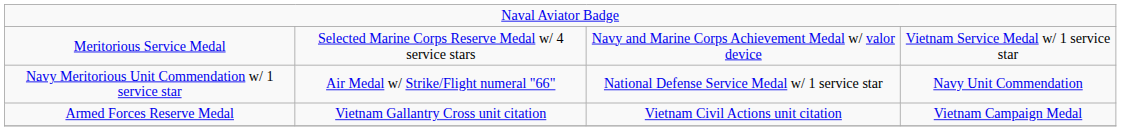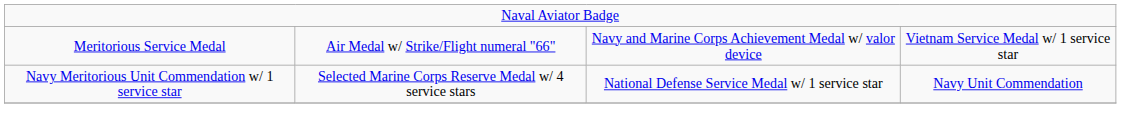(441, 45) Selected Marine Corps Reserve Medal w/ 4 service stars -> (441, 45) Air Medal w/ Strike/Flight numeral "66"
(441, 84) Air Medal w/ Strike/Flight numeral "66" -> (441, 84) Selected Marine Corps Reserve Medal w/ 4 service stars
- row: (150, 114)
